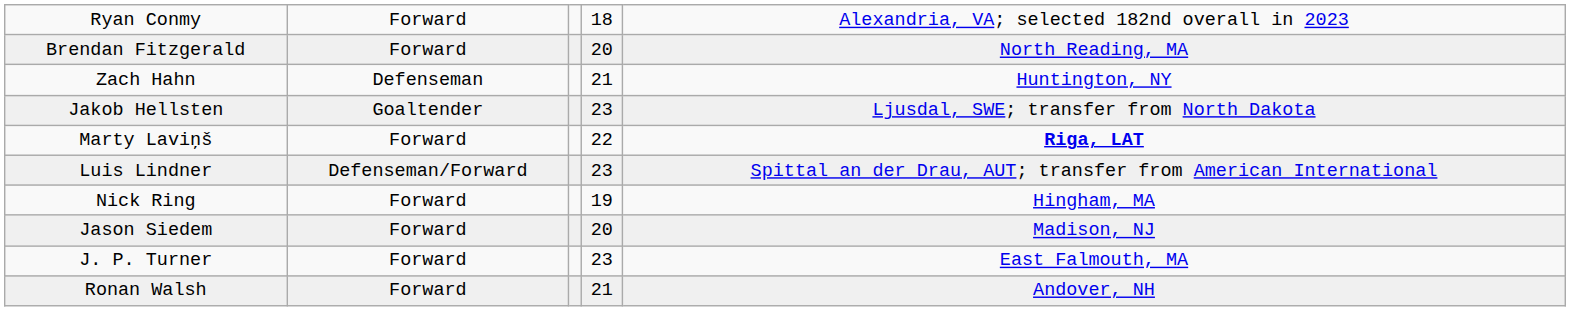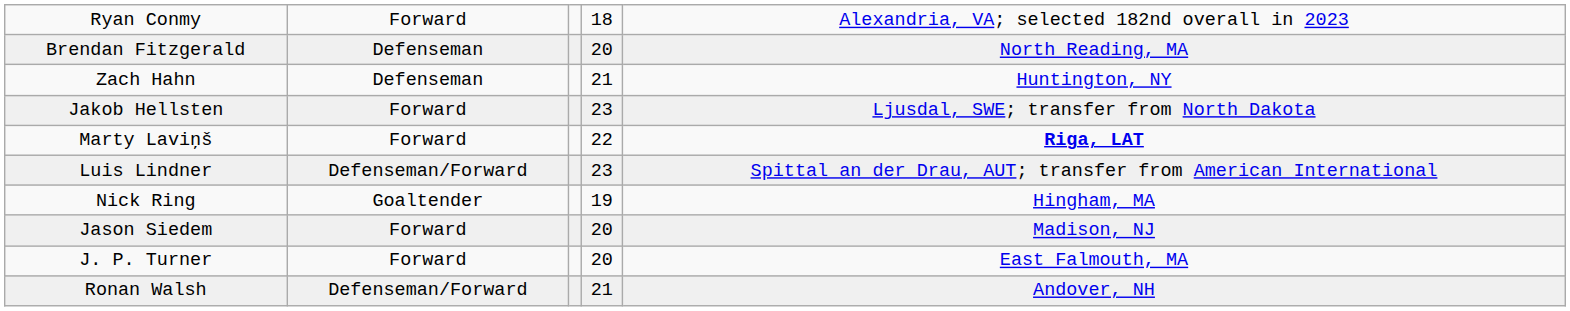(428, 50) Forward -> (428, 50) Defenseman
(428, 110) Goaltender -> (428, 110) Forward
(428, 200) Forward -> (428, 200) Goaltender
(602, 260) 23 -> (602, 260) 20
(428, 291) Forward -> (428, 291) Defenseman/Forward
